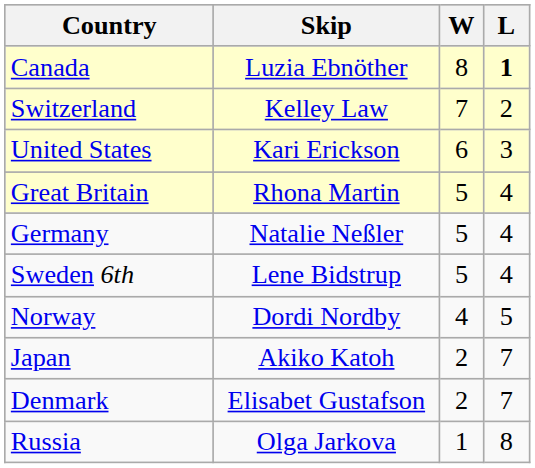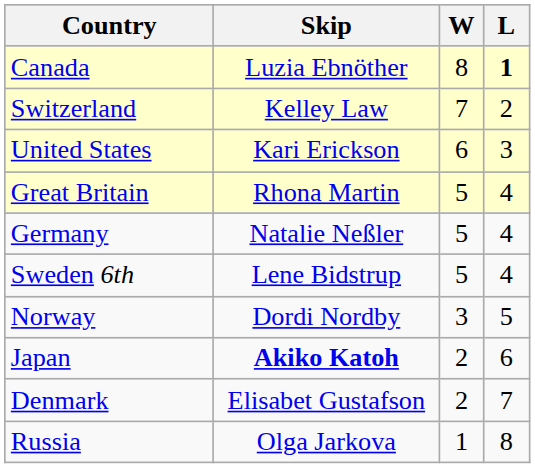(461, 316) 4 -> (461, 316) 3
(326, 358) normal -> (326, 358) bold
(506, 358) 7 -> (506, 358) 6
